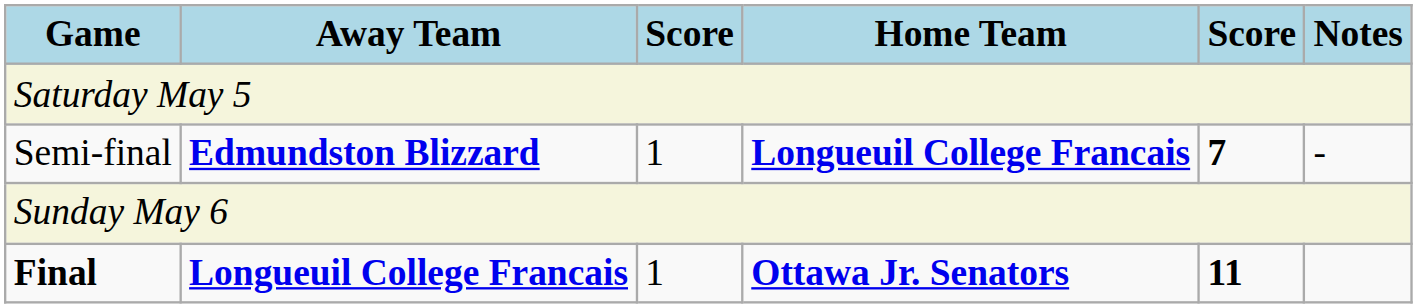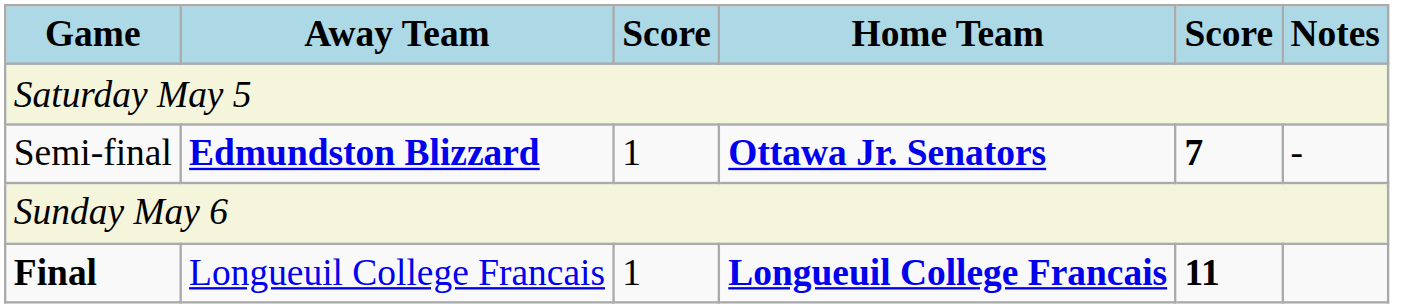(971, 152) Longueuil College Francais -> (887, 152) Ottawa Jr. Senators
(409, 271) bold -> (397, 271) normal
(910, 271) Ottawa Jr. Senators -> (948, 271) Longueuil College Francais
